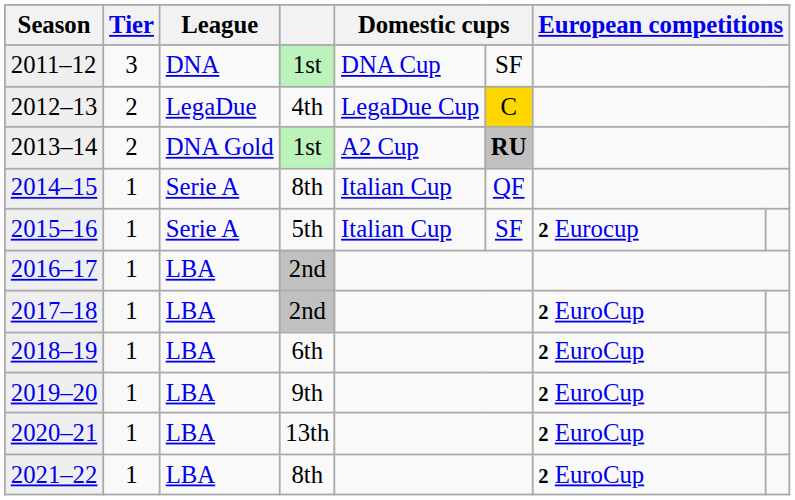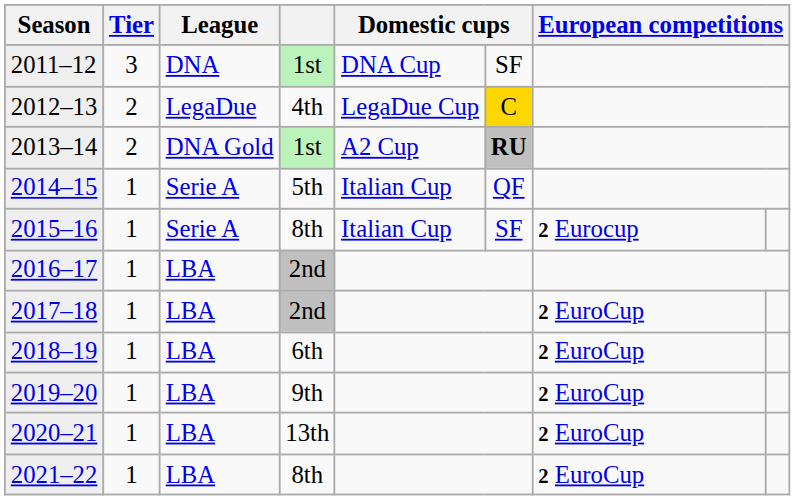(307, 187) 8th -> (307, 187) 5th
(307, 228) 5th -> (307, 228) 8th
